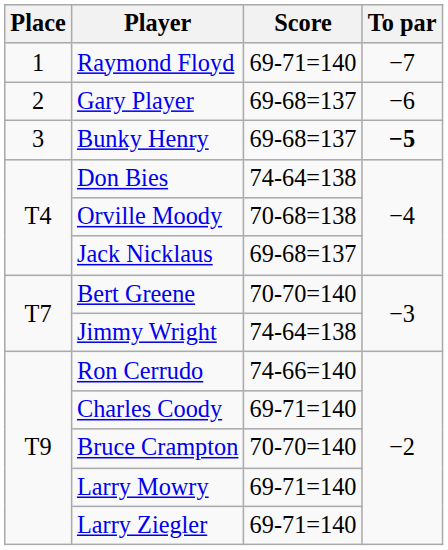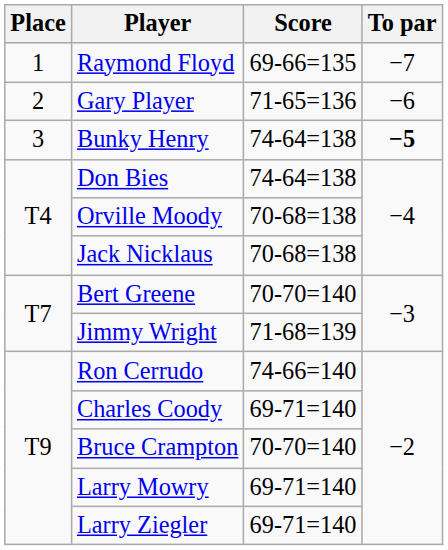(303, 62) 69-71=140 -> (303, 62) 69-66=135
(303, 100) 69-68=137 -> (303, 100) 71-65=136
(303, 139) 69-68=137 -> (303, 139) 74-64=138
(303, 255) 69-68=137 -> (303, 255) 70-68=138
(303, 332) 74-64=138 -> (303, 332) 71-68=139
